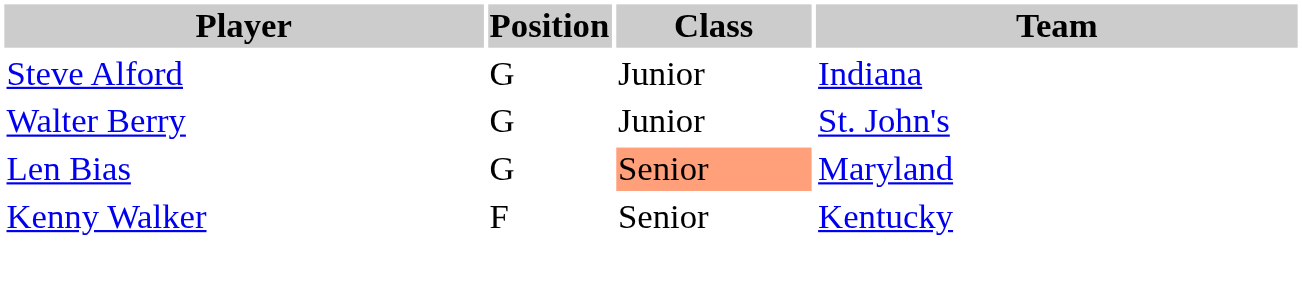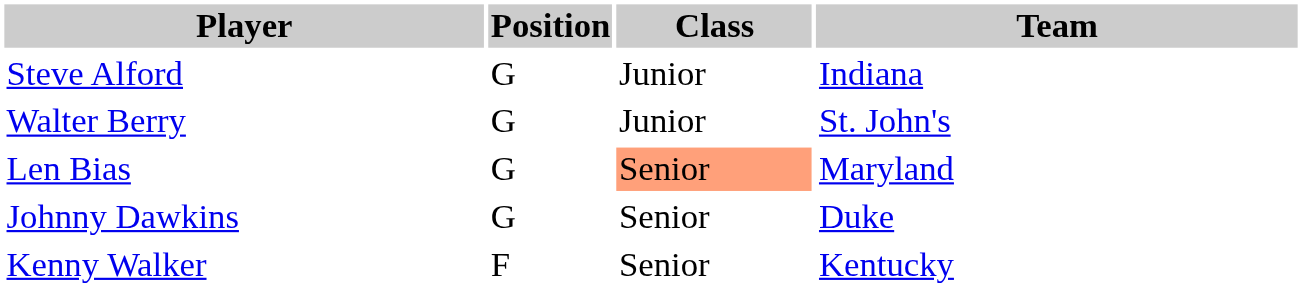+ row: (123, 216)
